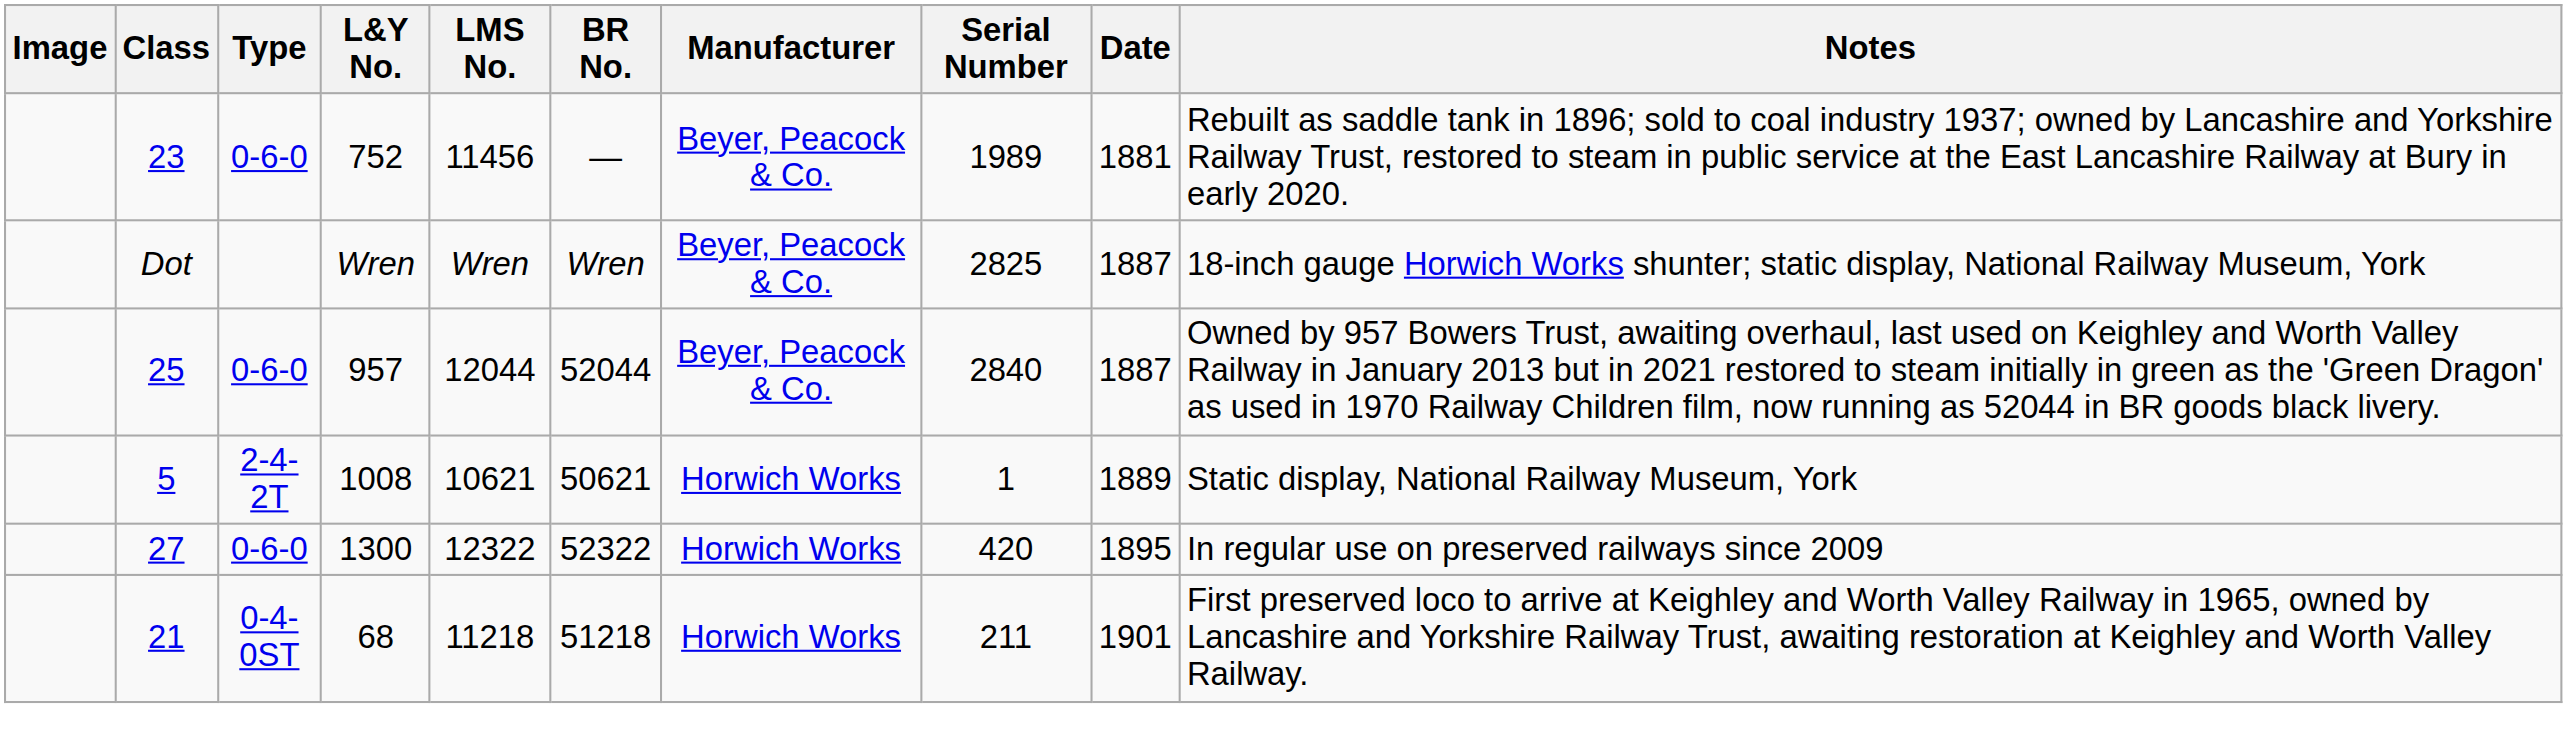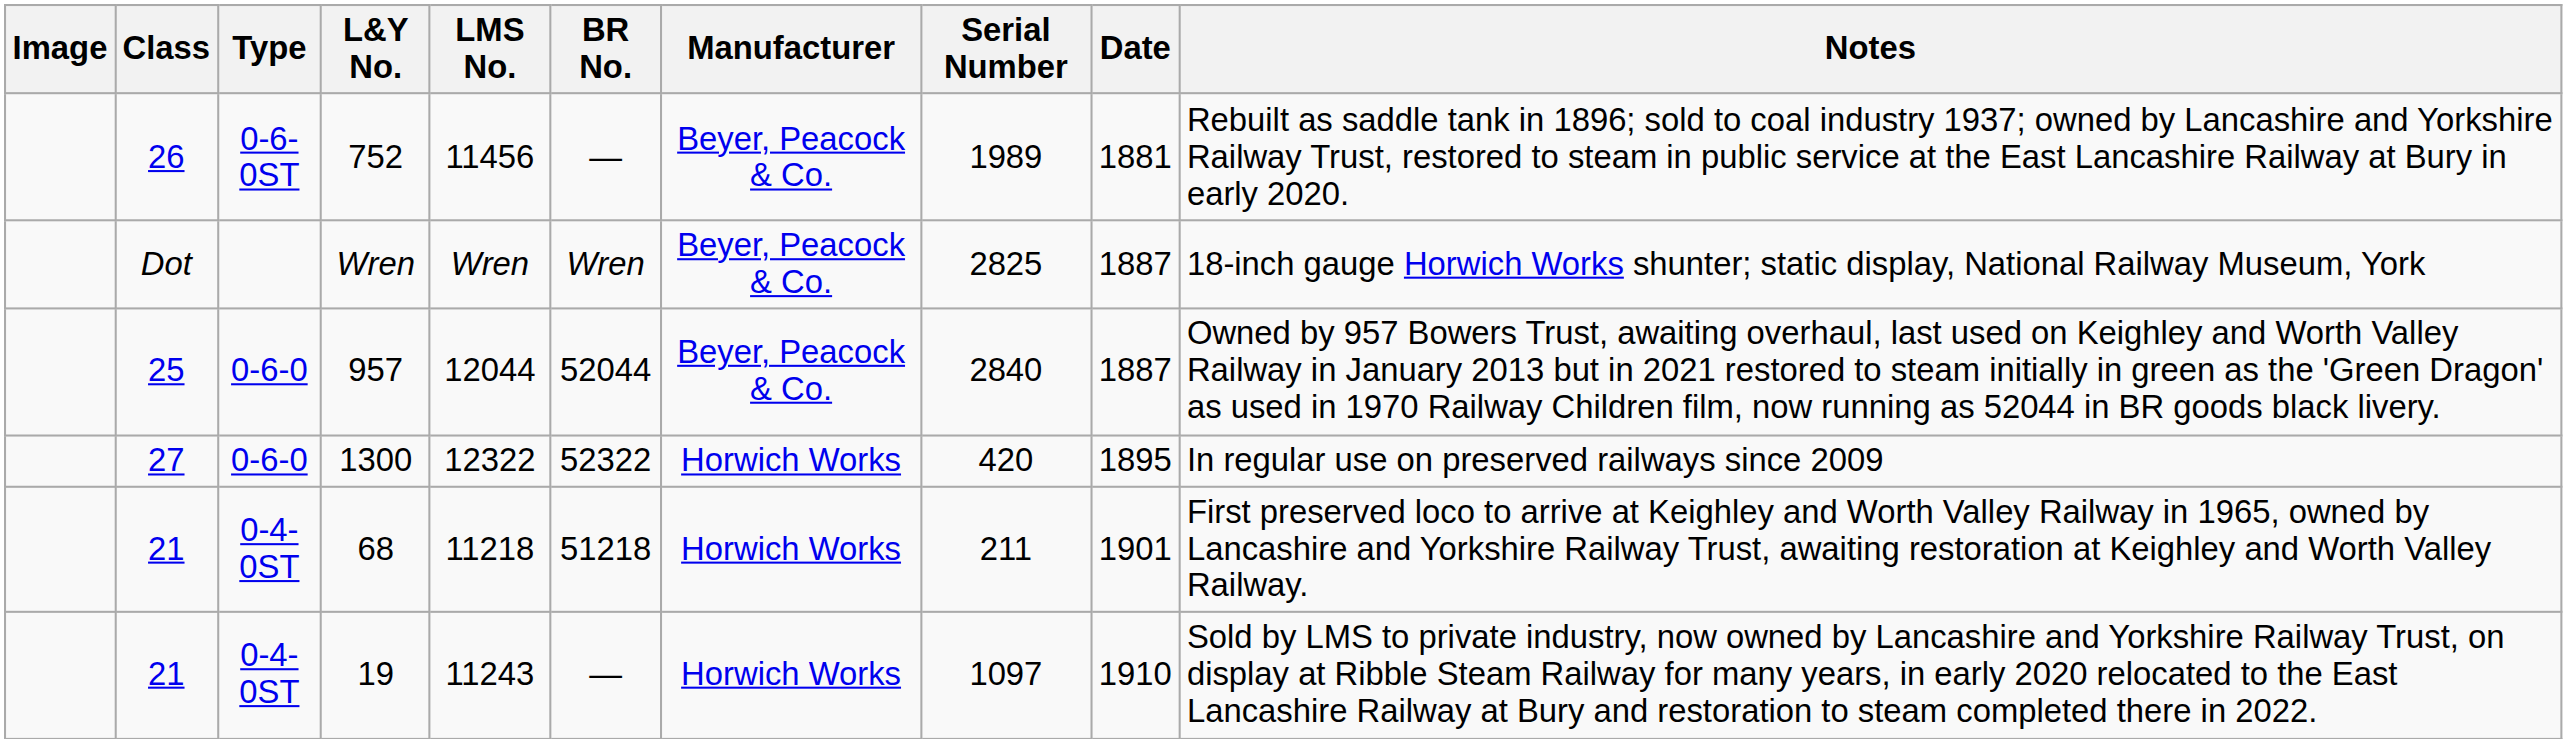(166, 156) 23 -> (166, 156) 26
(269, 156) 0-6-0 -> (269, 156) 0-6-0ST
- row: (376, 478)
+ row: (376, 674)
